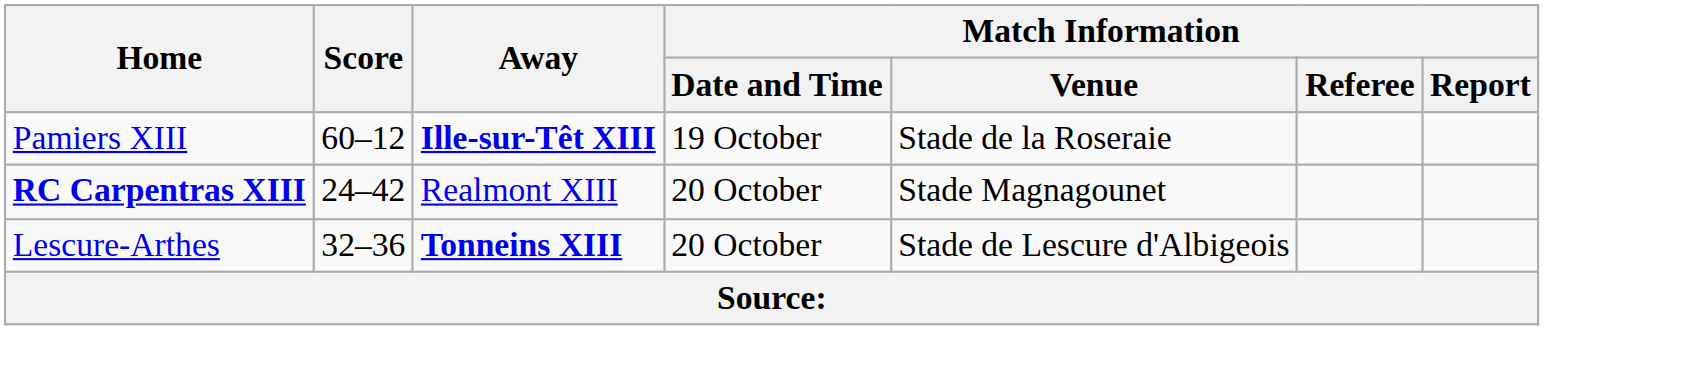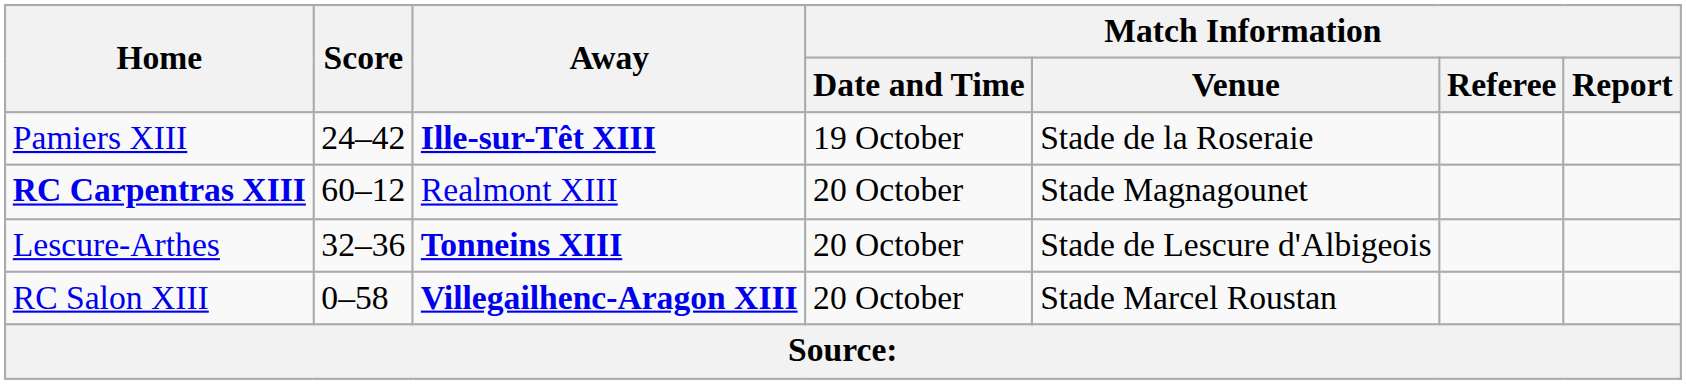(363, 137) 60–12 -> (363, 137) 24–42
(363, 191) 24–42 -> (363, 191) 60–12
+ row: (111, 297)
